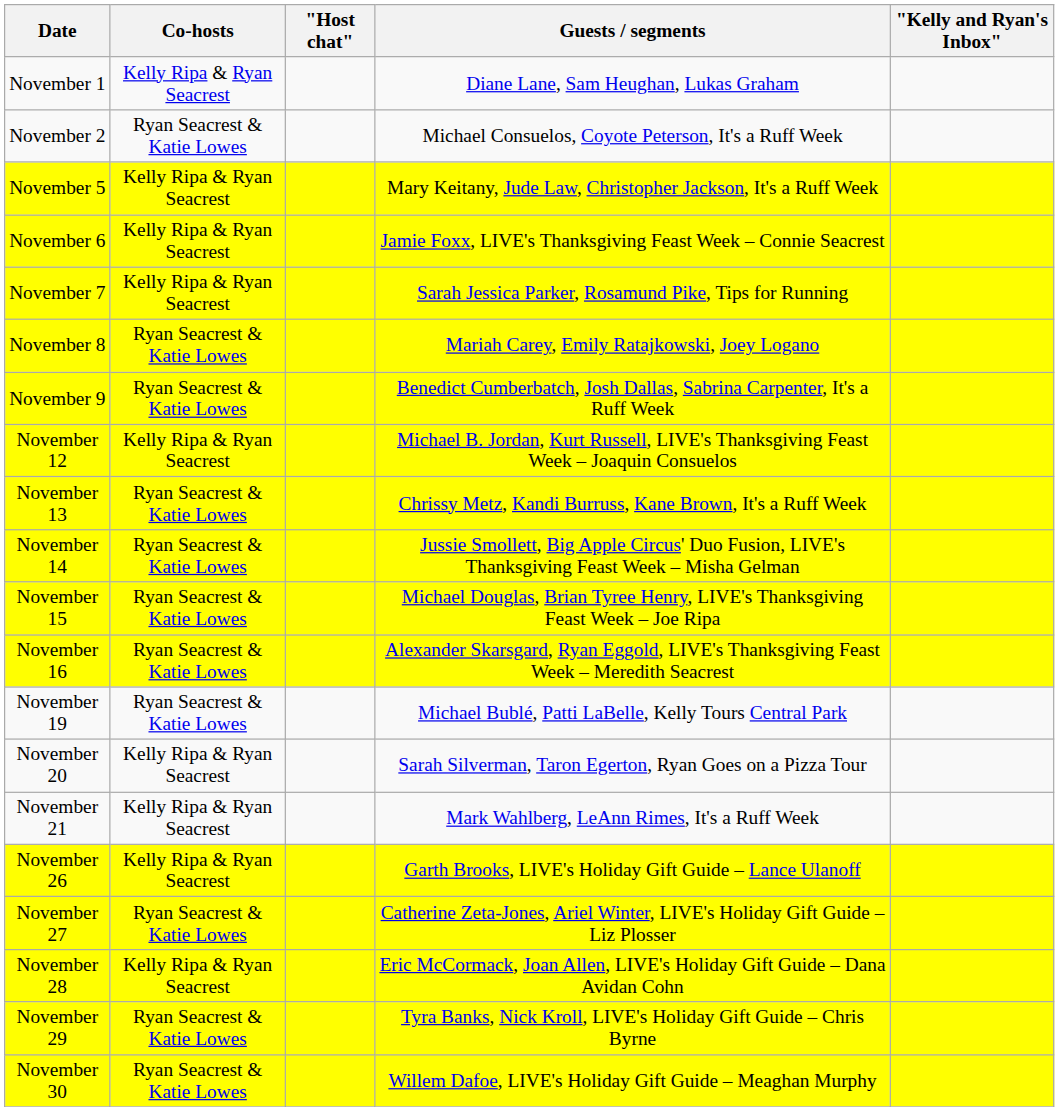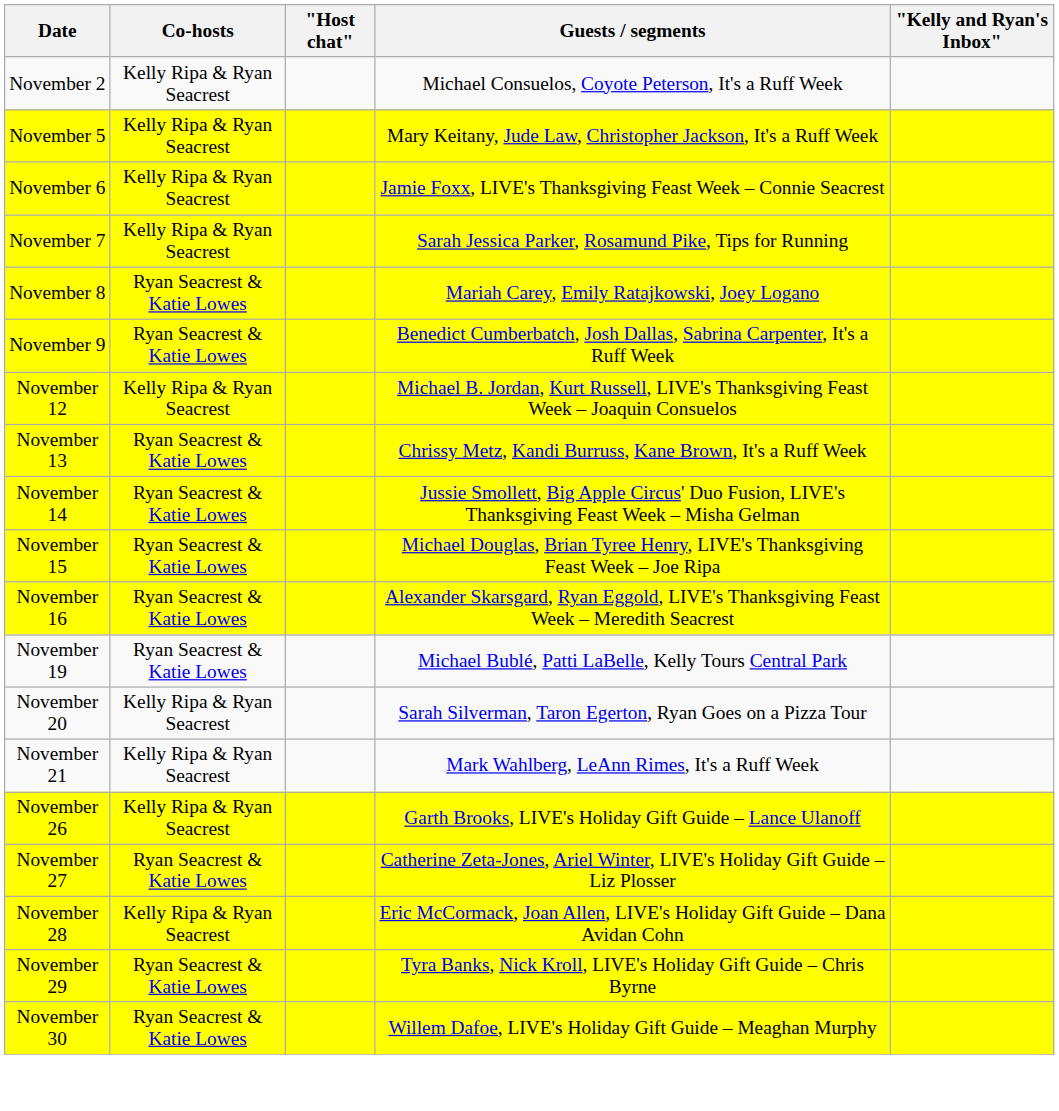- row: (57, 83)
(198, 135) Ryan Seacrest & Katie Lowes -> (198, 83) Kelly Ripa & Ryan Seacrest
